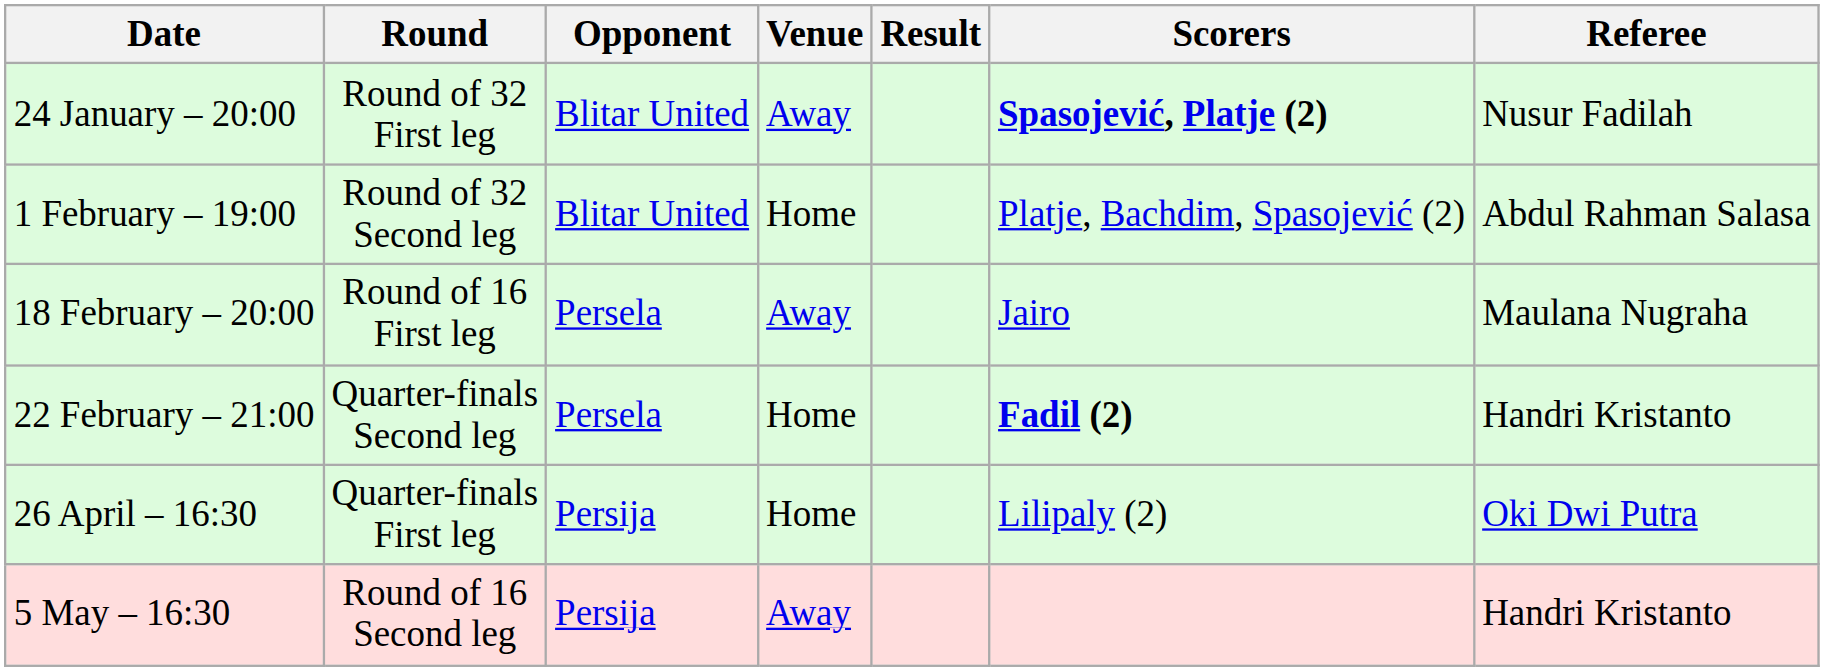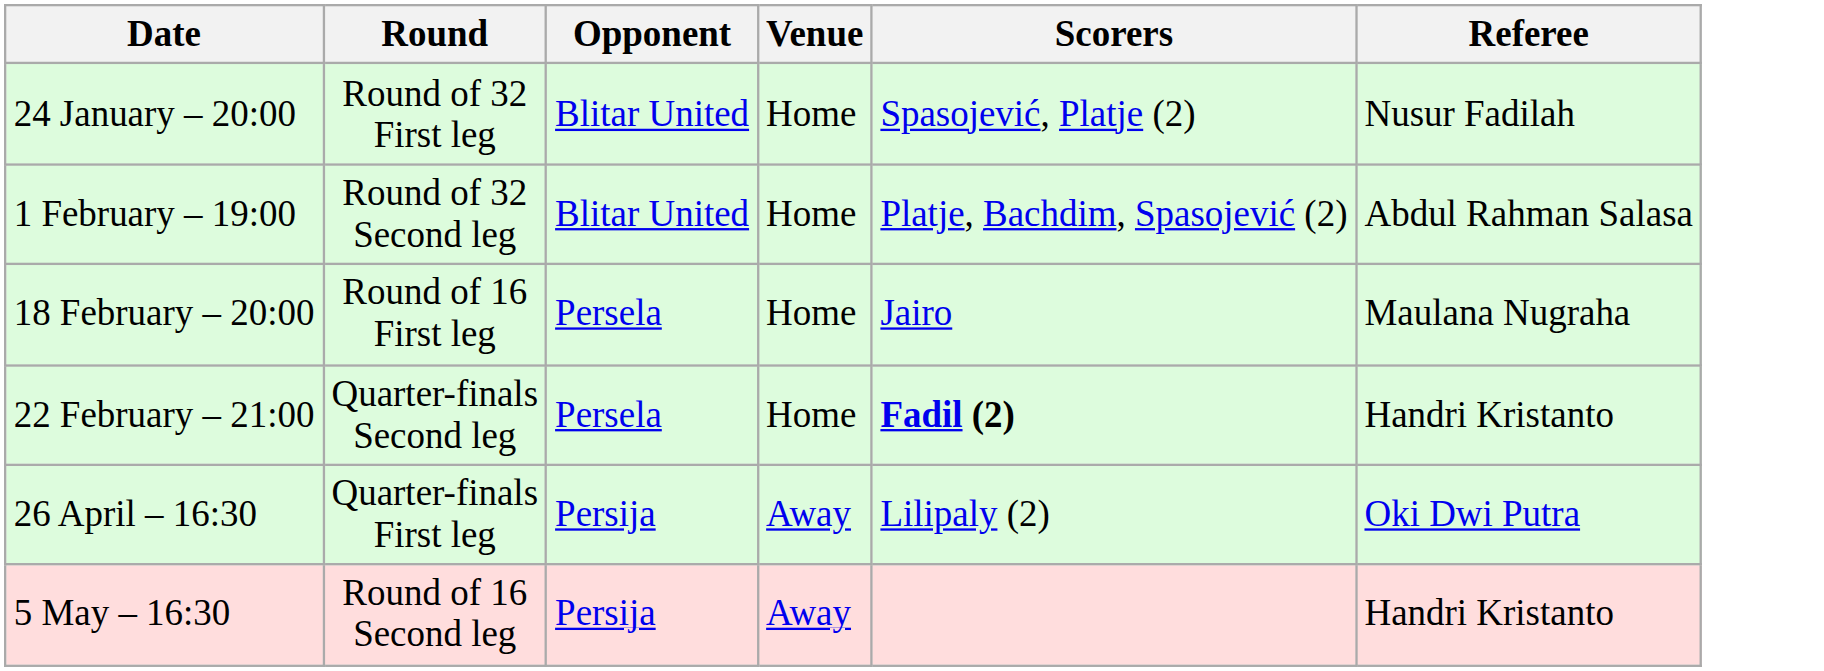- column: (931, 33)
(809, 113) Away -> (811, 113) Home
(1163, 113) bold -> (1038, 113) normal
(809, 313) Away -> (811, 313) Home
(811, 513) Home -> (809, 513) Away
